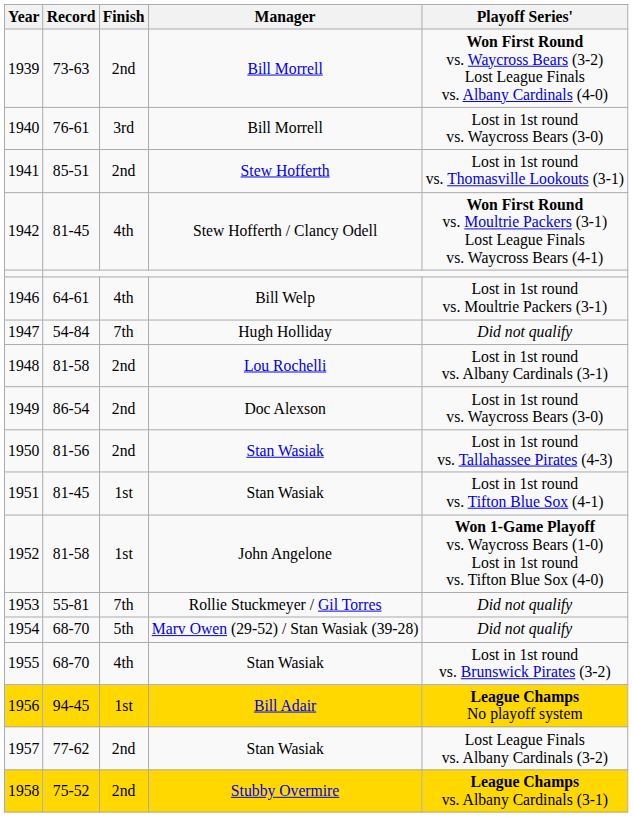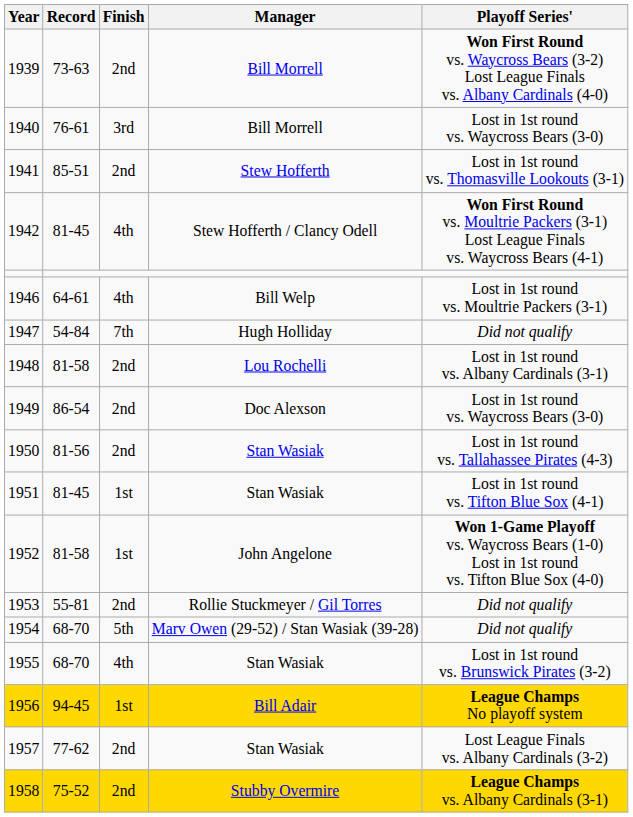(124, 604) 7th -> (124, 604) 2nd
